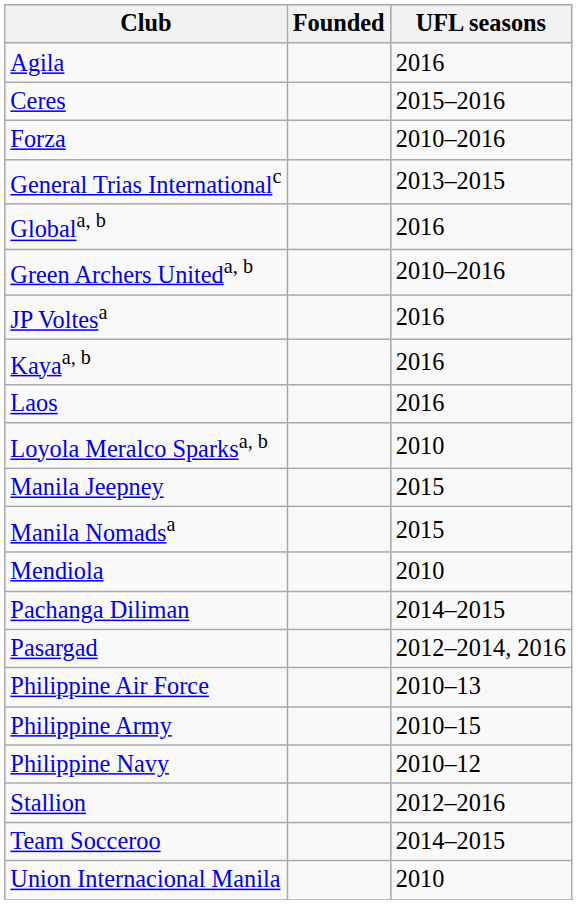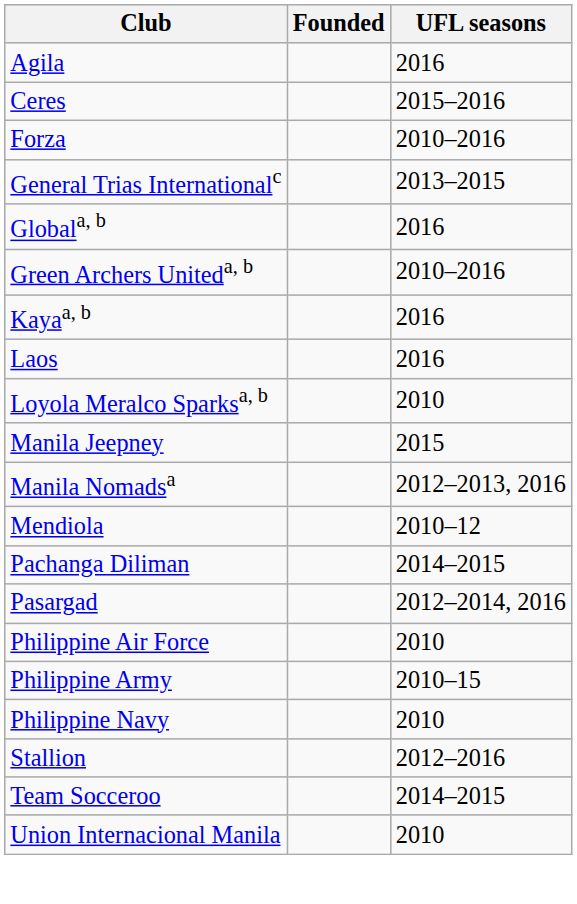- row: (59, 316)
(420, 529) 2015 -> (481, 484) 2012–2013, 2016
(420, 571) 2010 -> (438, 526) 2010–12
(438, 686) 2010–13 -> (420, 641) 2010
(438, 764) 2010–12 -> (420, 718) 2010
